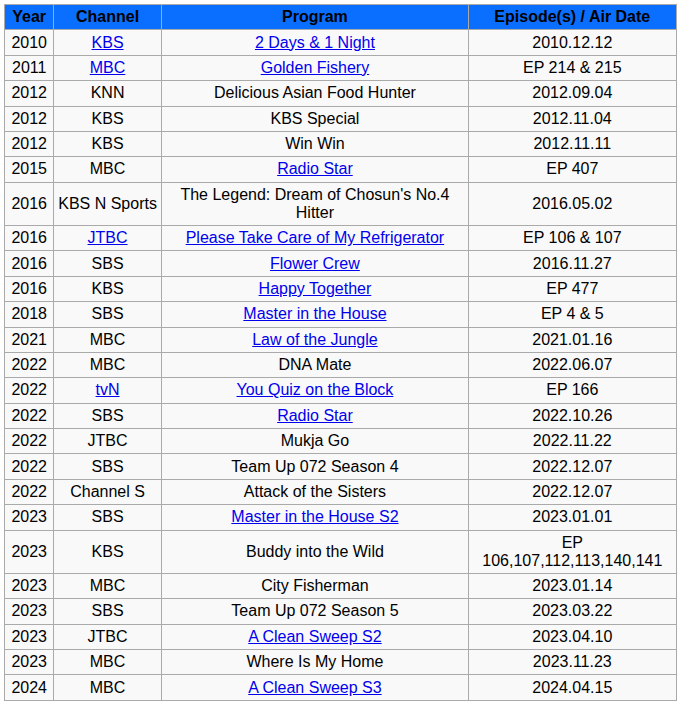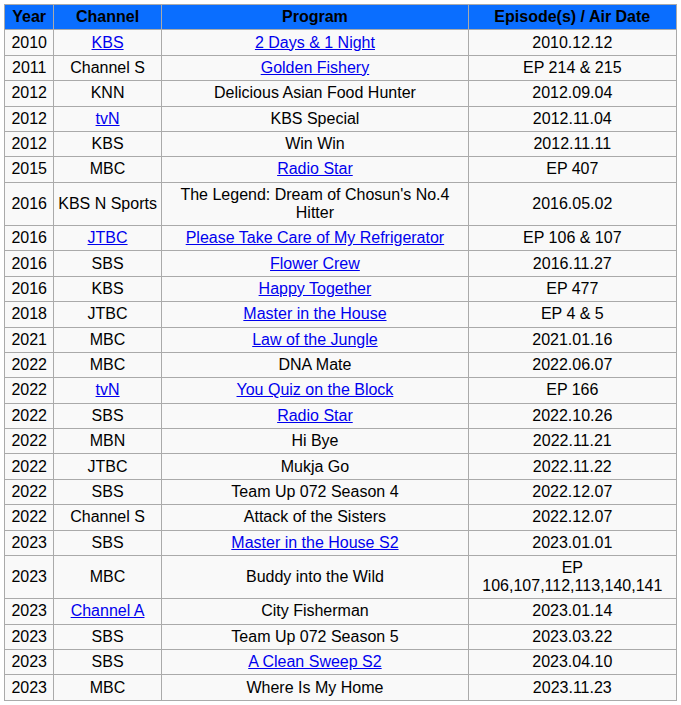(108, 67) MBC -> (108, 67) Channel S
(108, 118) KBS -> (108, 118) tvN
(108, 314) SBS -> (108, 314) JTBC
+ row: (315, 441)
(108, 551) KBS -> (108, 577) MBC
(108, 586) MBC -> (108, 611) Channel A
(108, 636) JTBC -> (108, 662) SBS
- row: (315, 687)
